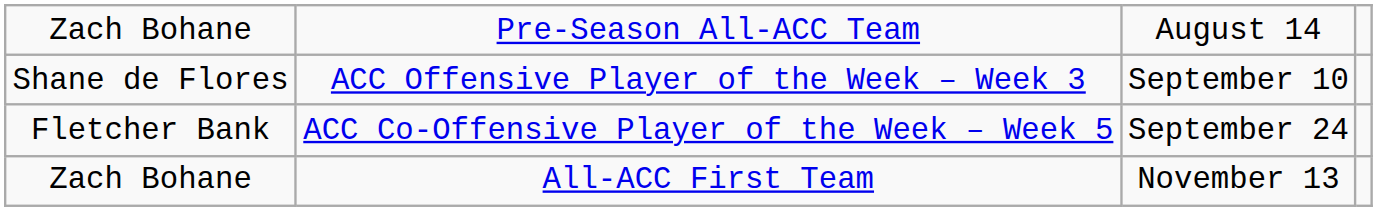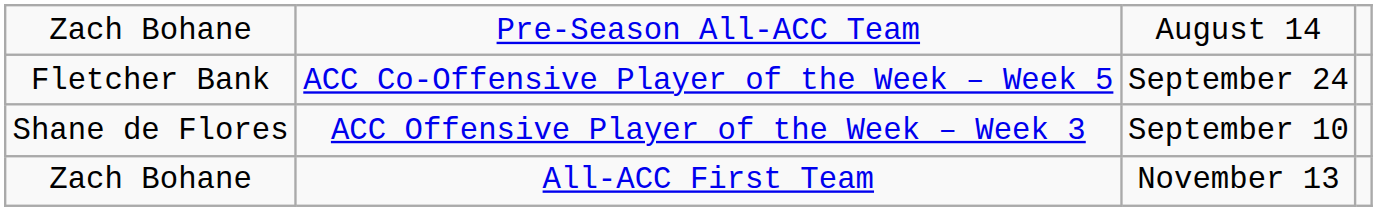rows swapped: (151, 80) <-> (151, 130)
